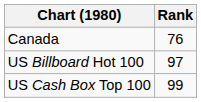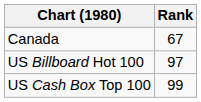(175, 39) 76 -> (175, 39) 67
